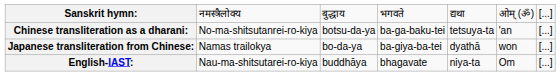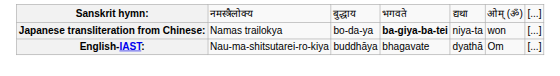- row: (101, 30)
(411, 46) normal -> (415, 30) bold
(465, 46) dyathā -> (468, 30) niya-ta
(465, 62) niya-ta -> (468, 46) dyathā
